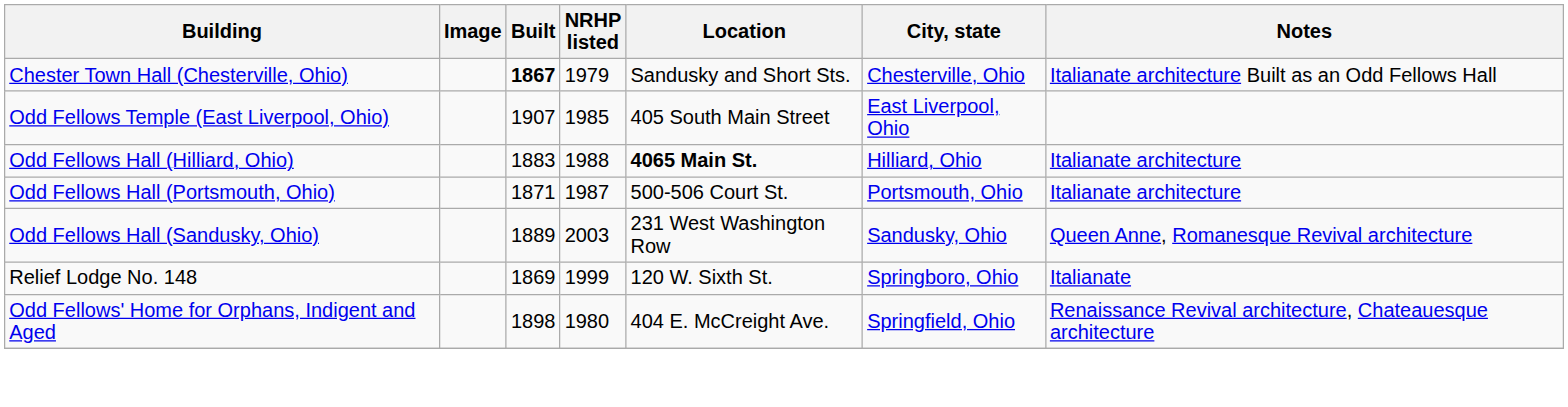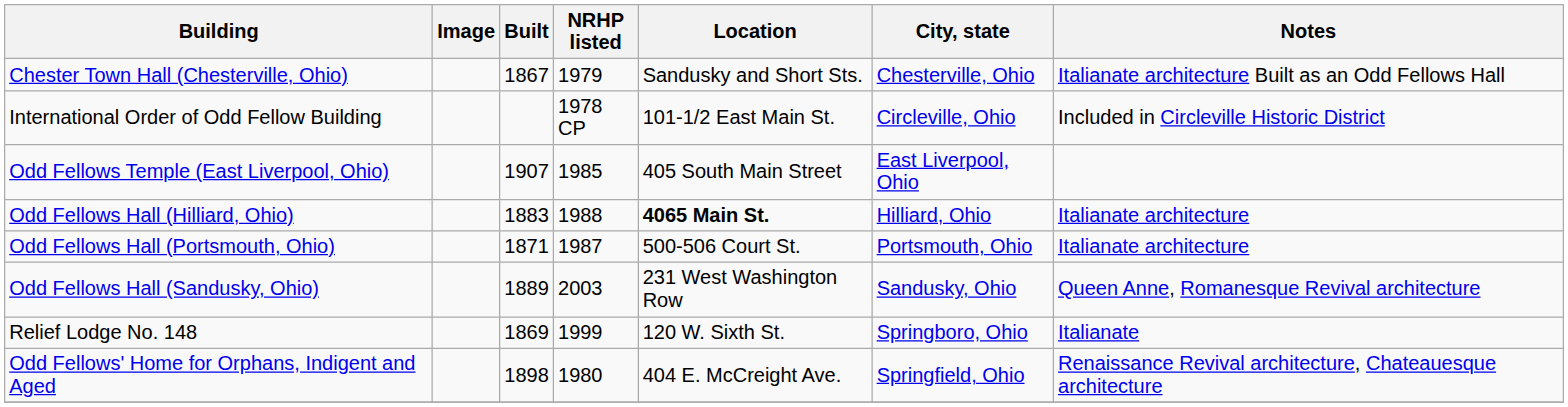(533, 74) bold -> (527, 74) normal
+ row: (195, 117)
